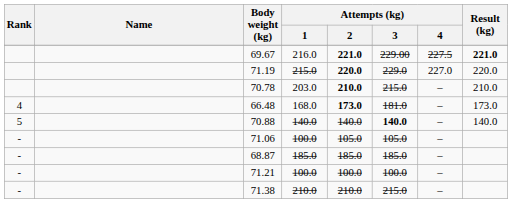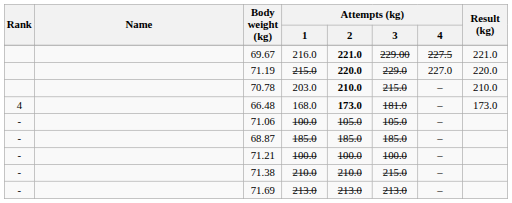(485, 54) bold -> (485, 54) normal
- row: (263, 122)
+ row: (263, 190)
